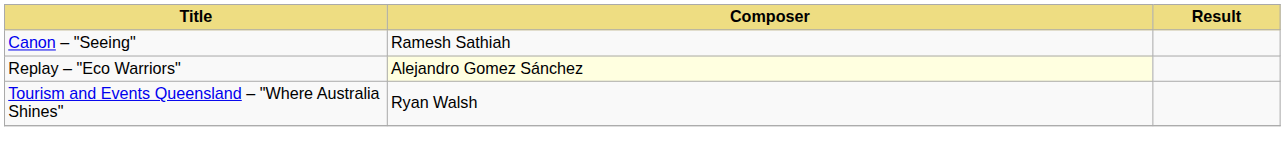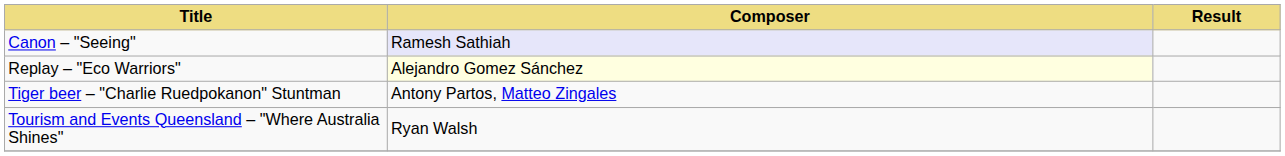(451, 42) no background -> (451, 42) lavender background
+ row: (174, 94)
